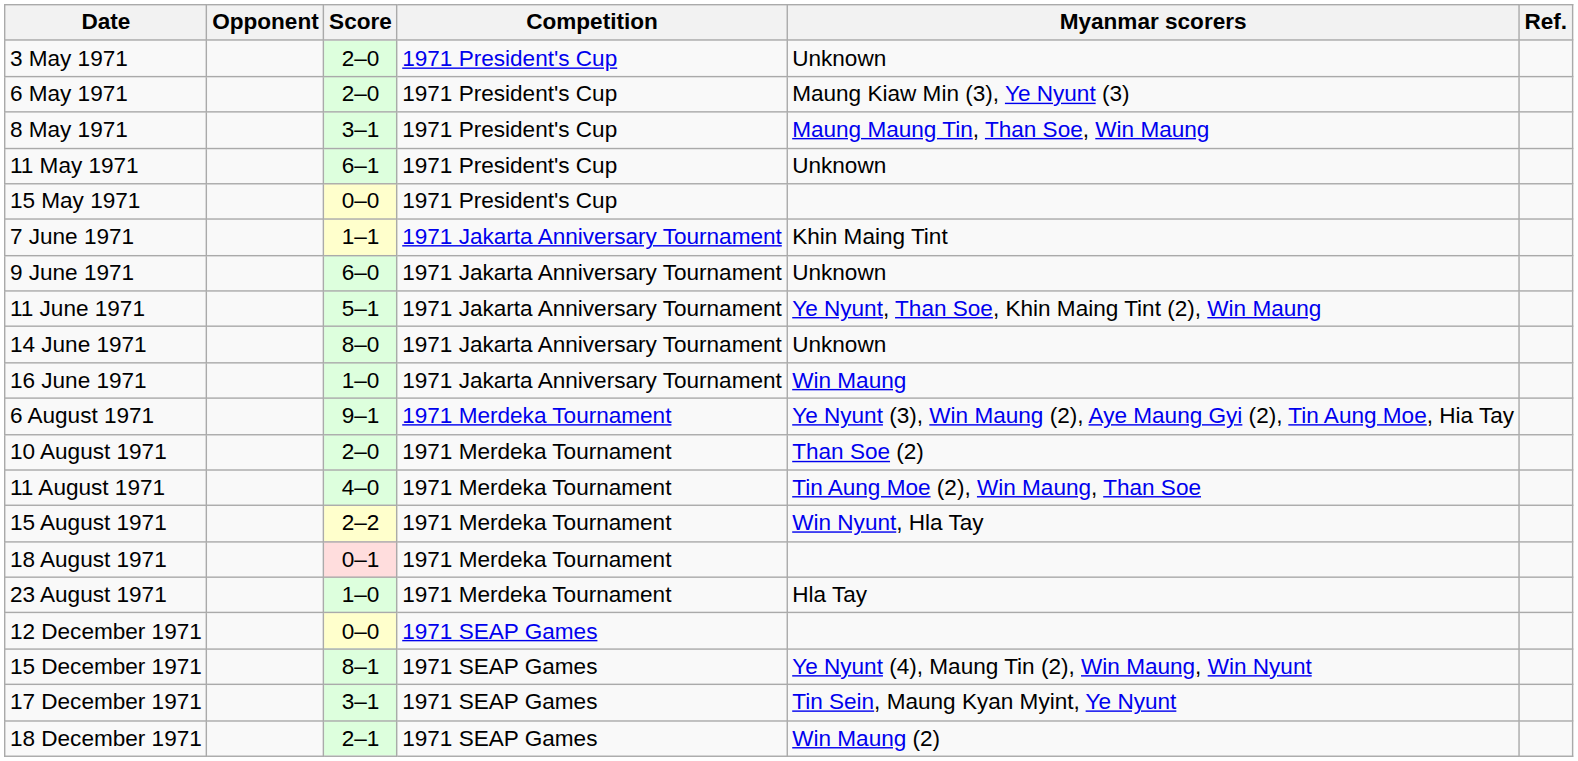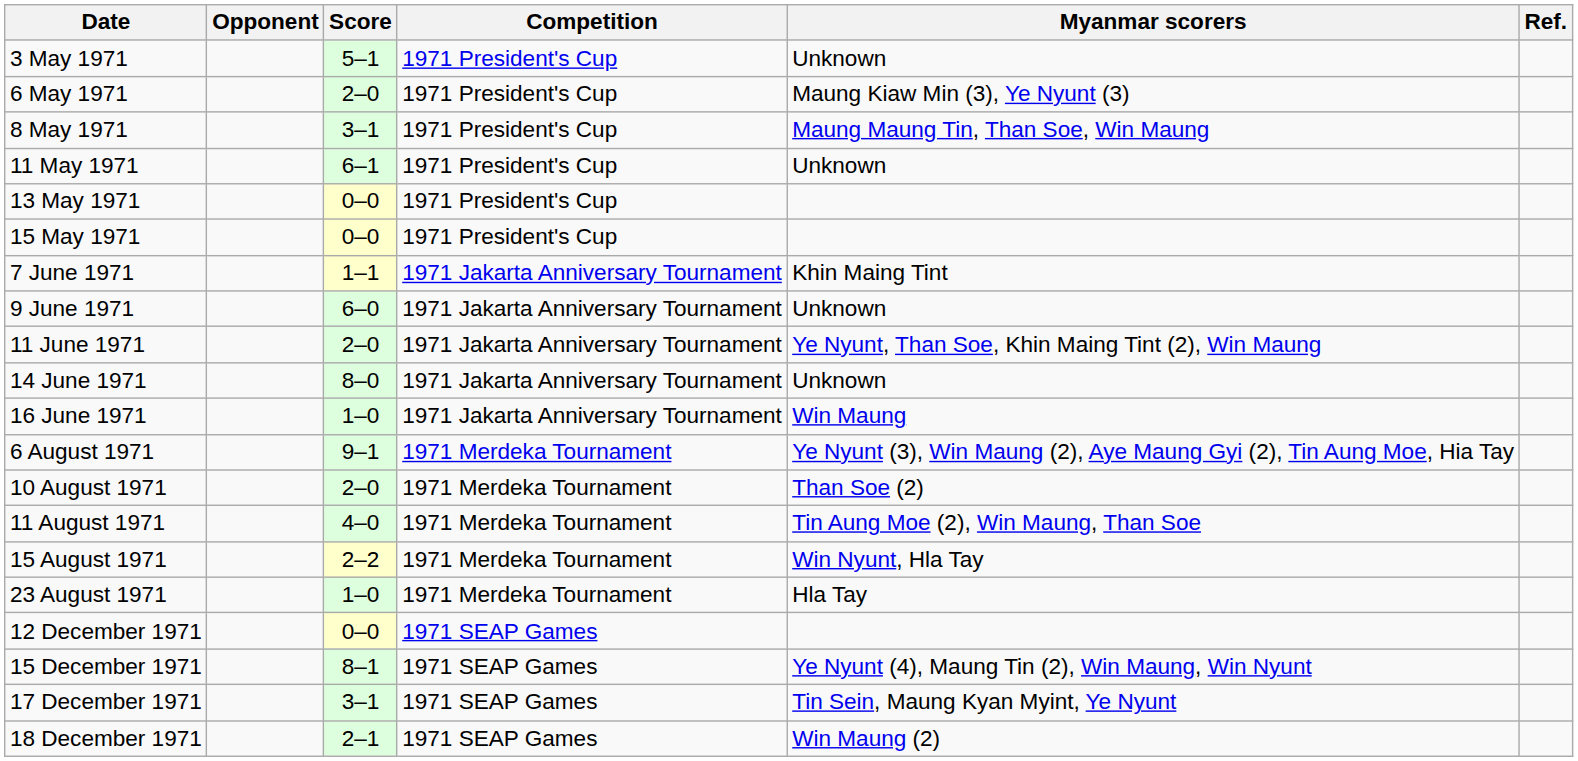(360, 58) 2–0 -> (360, 58) 5–1
+ row: (75, 201)
(360, 308) 5–1 -> (360, 344) 2–0
- row: (88, 559)
